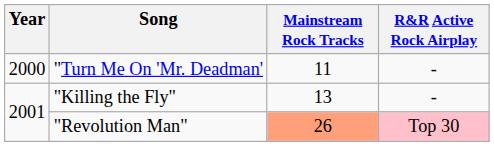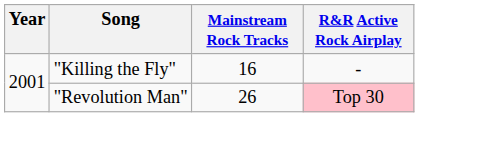- row: (158, 68)
(323, 97) 13 -> (247, 68) 16
(323, 126) lightsalmon background -> (247, 97) no background
